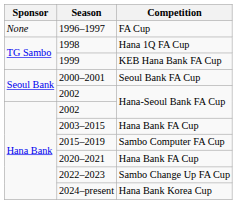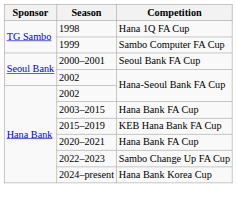- row: (17, 28)
(170, 61) KEB Hana Bank FA Cup -> (172, 45) Sambo Computer FA Cup
(172, 142) Sambo Computer FA Cup -> (170, 126) KEB Hana Bank FA Cup
